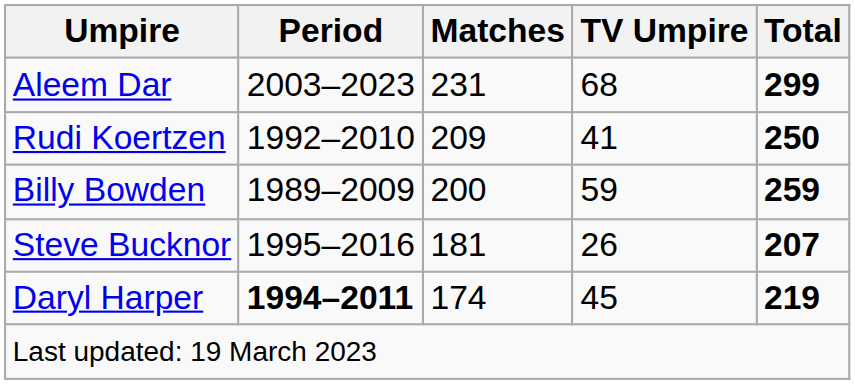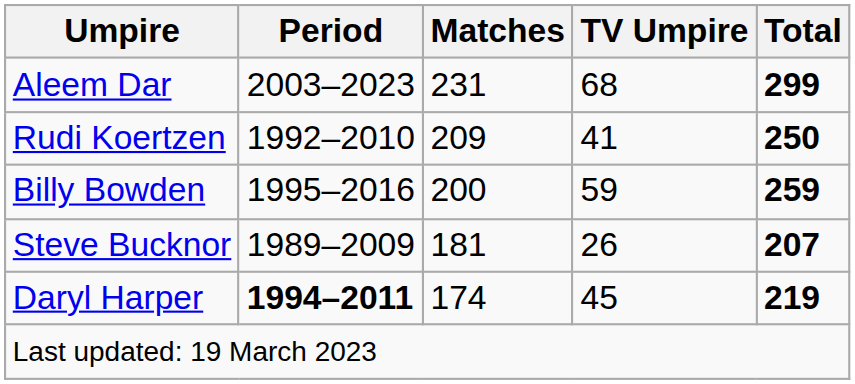(331, 191) 1989–2009 -> (331, 191) 1995–2016
(331, 244) 1995–2016 -> (331, 244) 1989–2009
